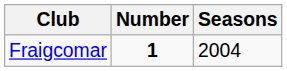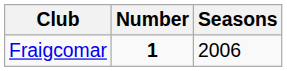(219, 50) 2004 -> (219, 50) 2006
